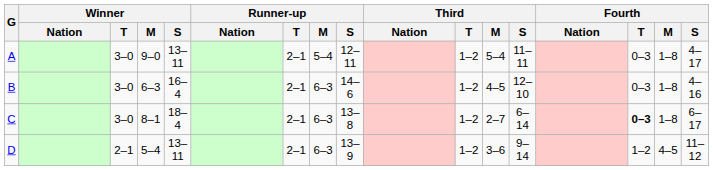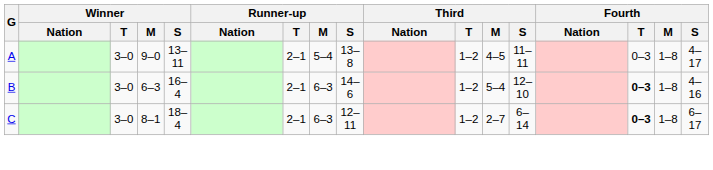(350, 56) 12–11 -> (350, 56) 13–8
(496, 56) 5–4 -> (496, 56) 4–5
(496, 87) 4–5 -> (496, 87) 5–4
(641, 87) normal -> (641, 87) bold
(350, 119) 13–8 -> (350, 119) 12–11
- row: (11, 150)
